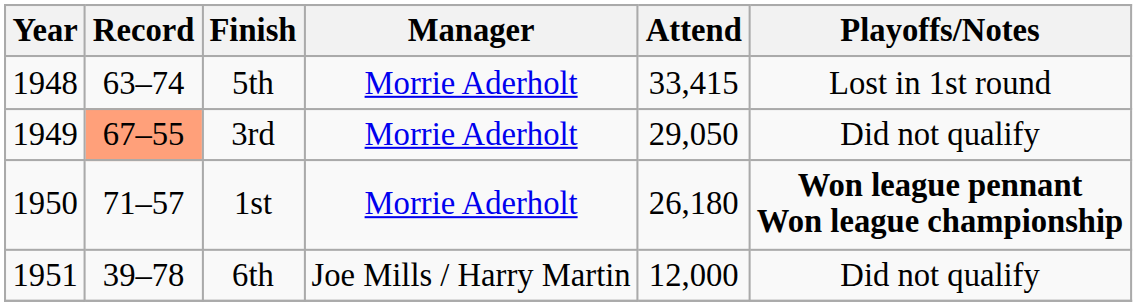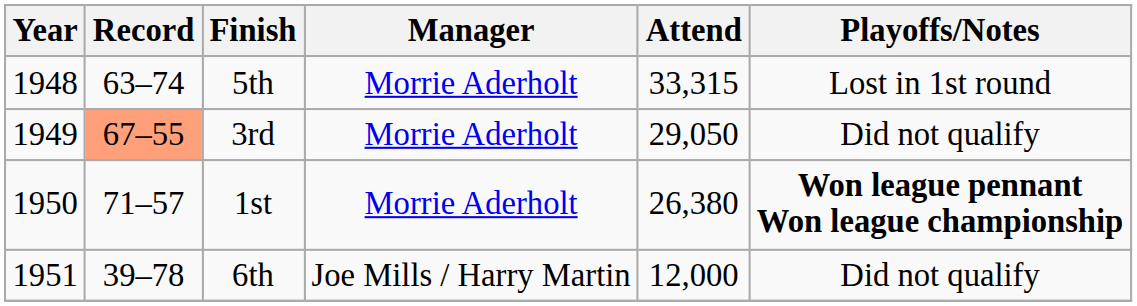(694, 82) 33,415 -> (694, 82) 33,315
(694, 204) 26,180 -> (694, 204) 26,380
